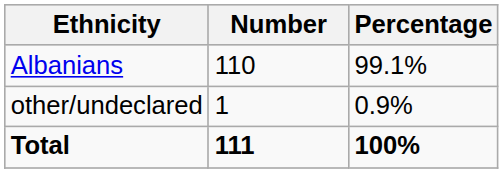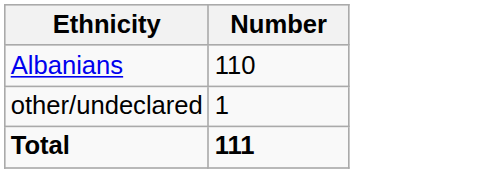- column: (423, 24)
